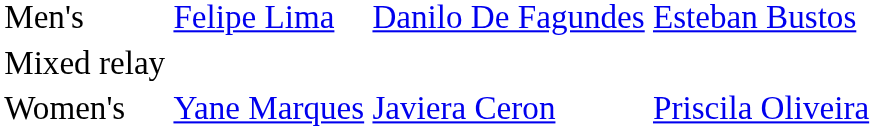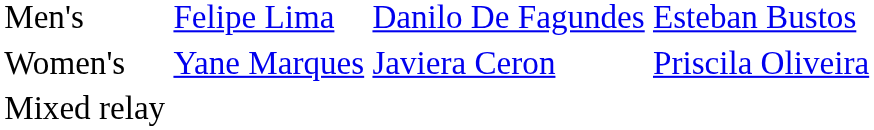rows swapped: (65, 108) <-> (85, 62)
